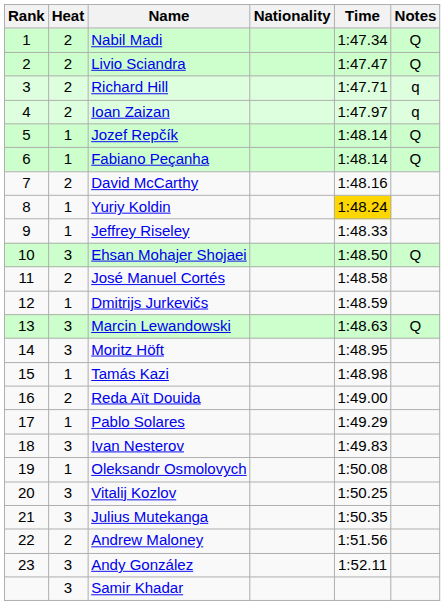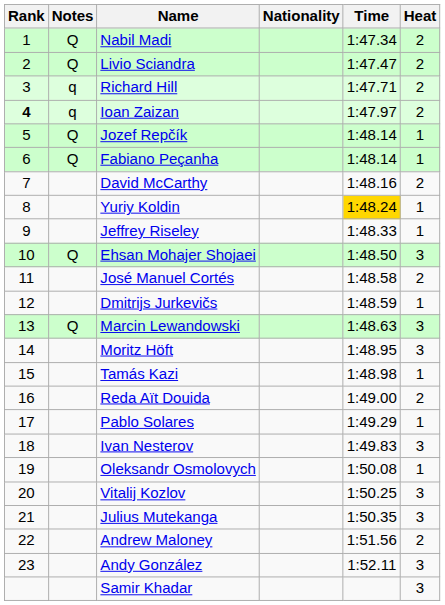columns swapped: (68, 16) <-> (415, 16)
(26, 111) normal -> (26, 111) bold
